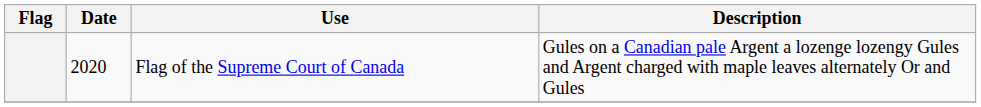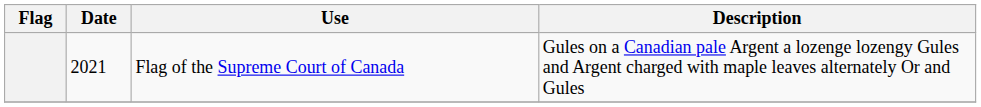(89, 67) 2020 -> (89, 67) 2021
